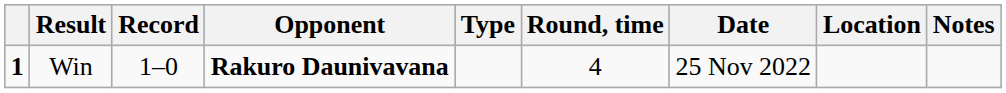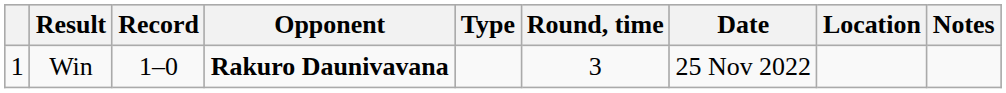(17, 66) bold -> (17, 66) normal
(595, 66) 4 -> (595, 66) 3
